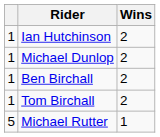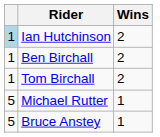(11, 36) no background -> (11, 36) lightblue background
- row: (68, 57)
+ row: (61, 121)
